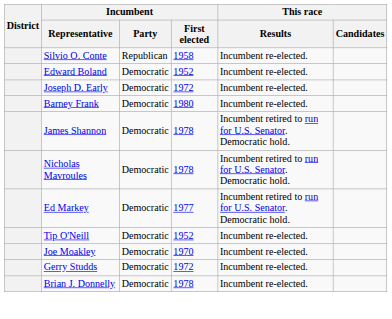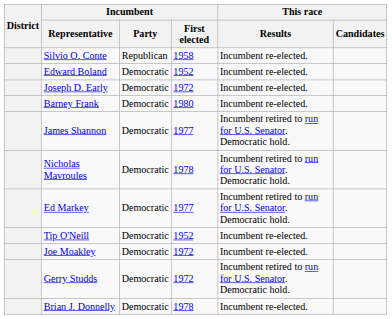(183, 131) 1978 -> (183, 131) 1977
(183, 251) 1970 -> (183, 251) 1972
(264, 267) Incumbent re-elected. -> (269, 279) Incumbent retired to run for U.S. Senator. Democratic hold.
